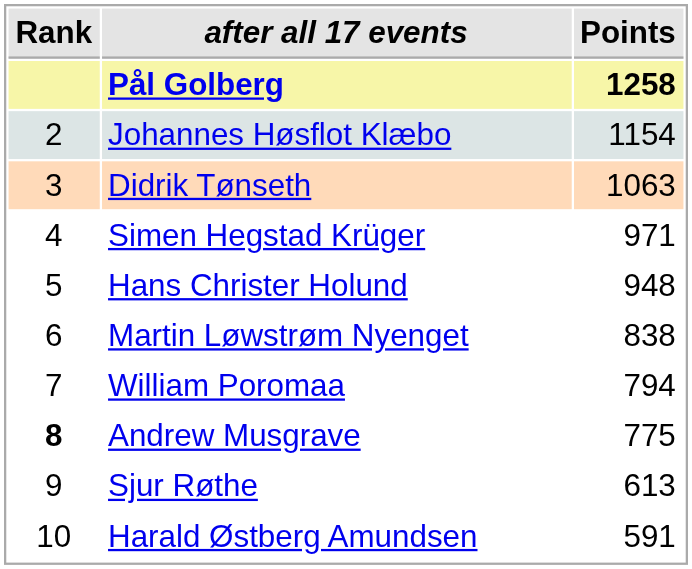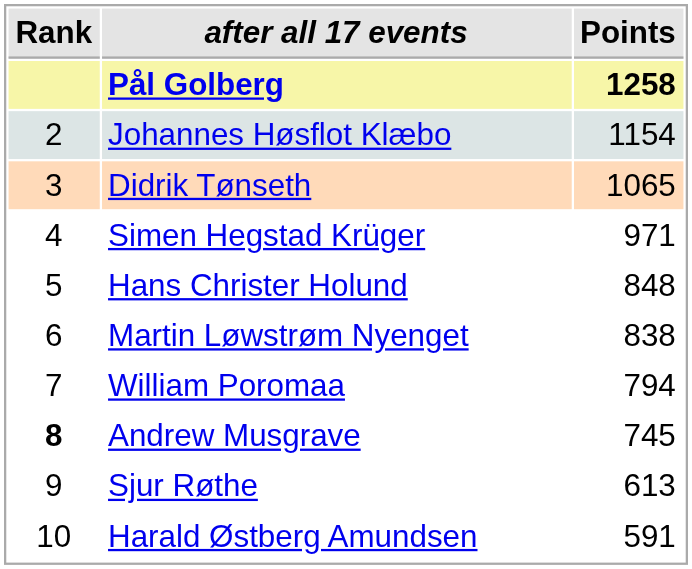(641, 185) 1063 -> (641, 185) 1065
(650, 286) 948 -> (650, 286) 848
(650, 436) 775 -> (650, 436) 745
